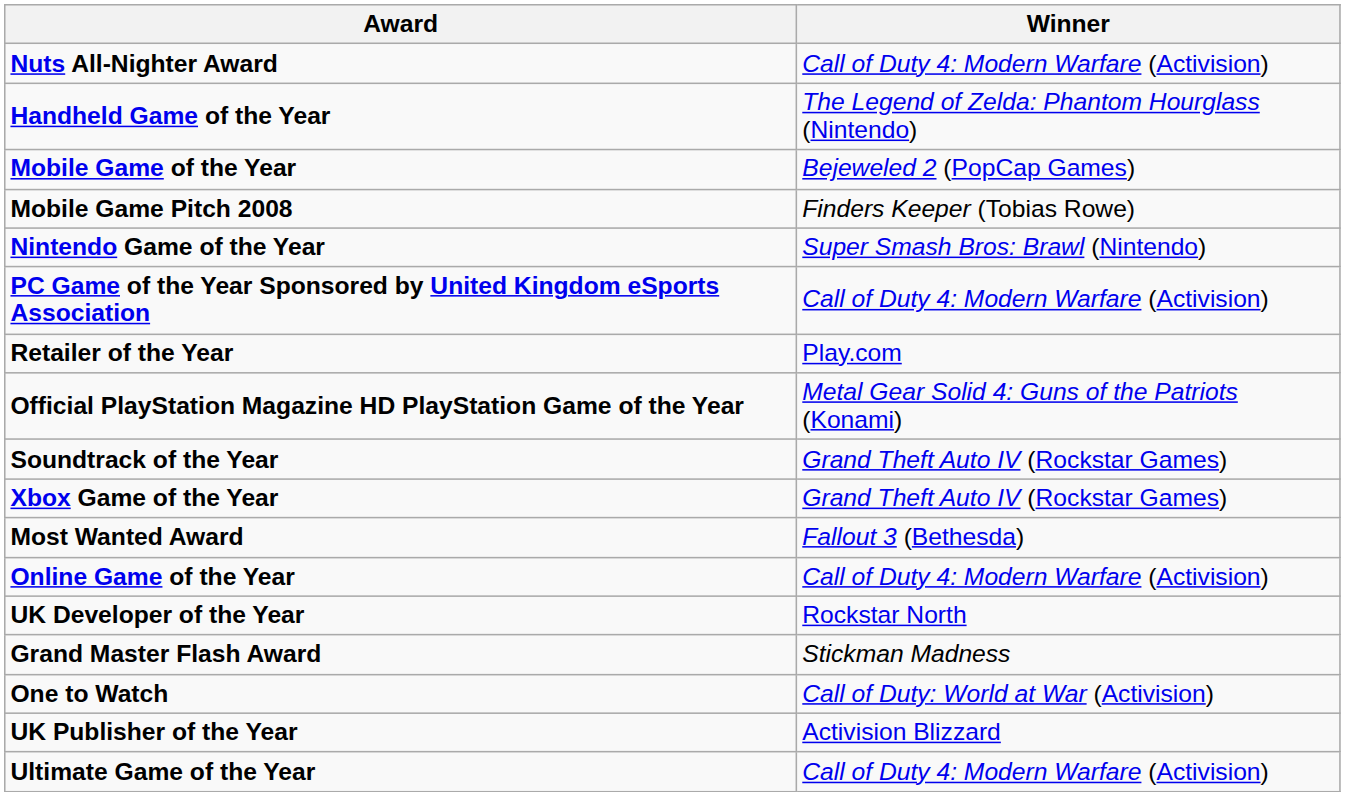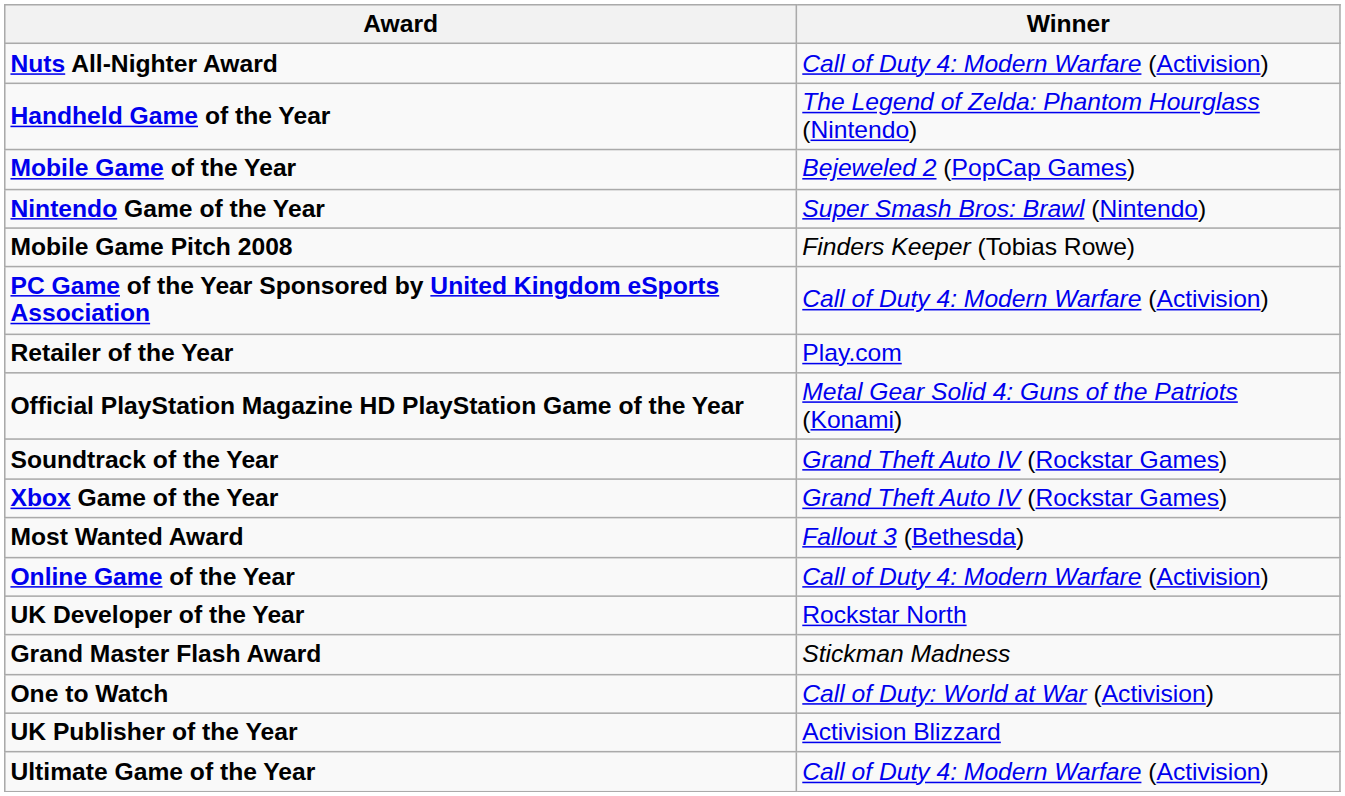rows swapped: (152, 208) <-> (168, 247)
